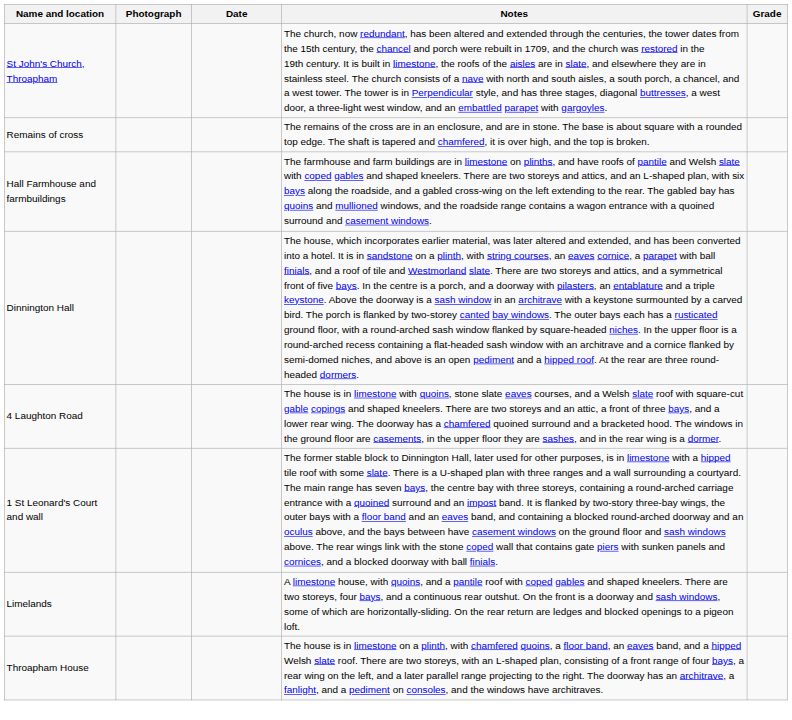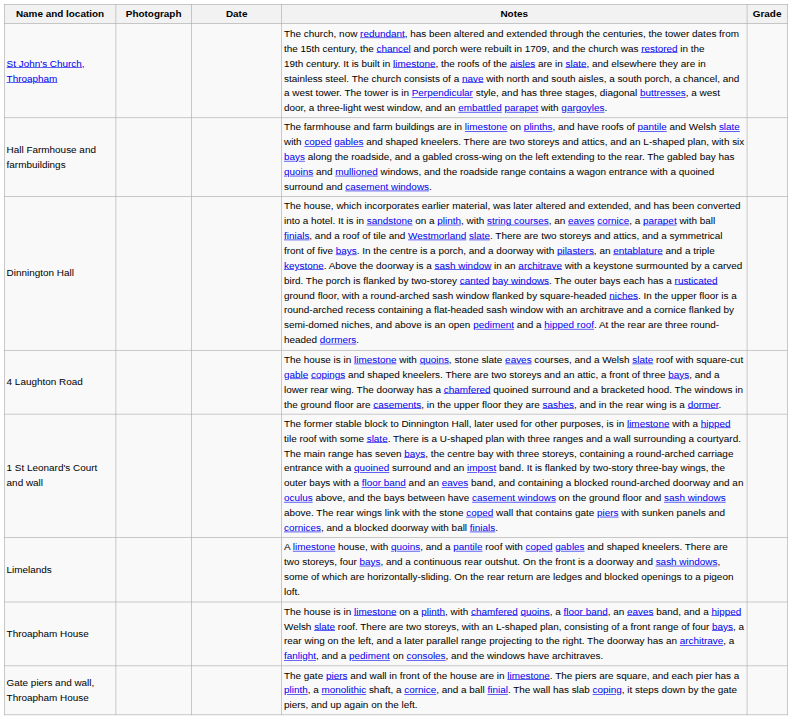- row: (45, 134)
+ row: (50, 690)
